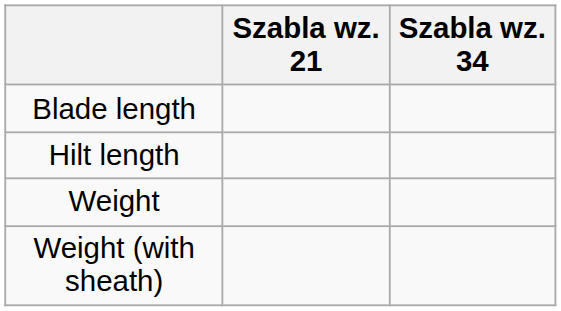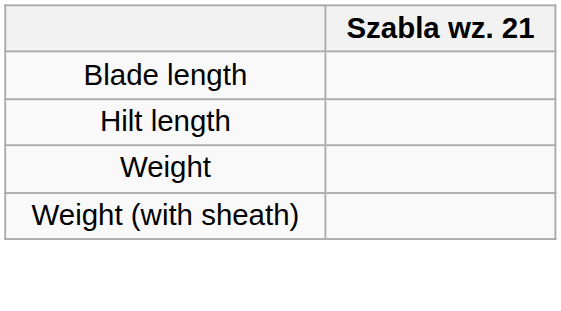- column: (472, 44)
